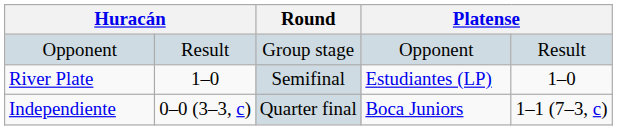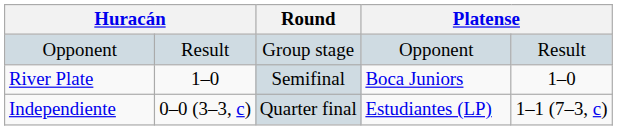(429, 79) Estudiantes (LP) -> (414, 79) Boca Juniors
(414, 109) Boca Juniors -> (429, 109) Estudiantes (LP)
